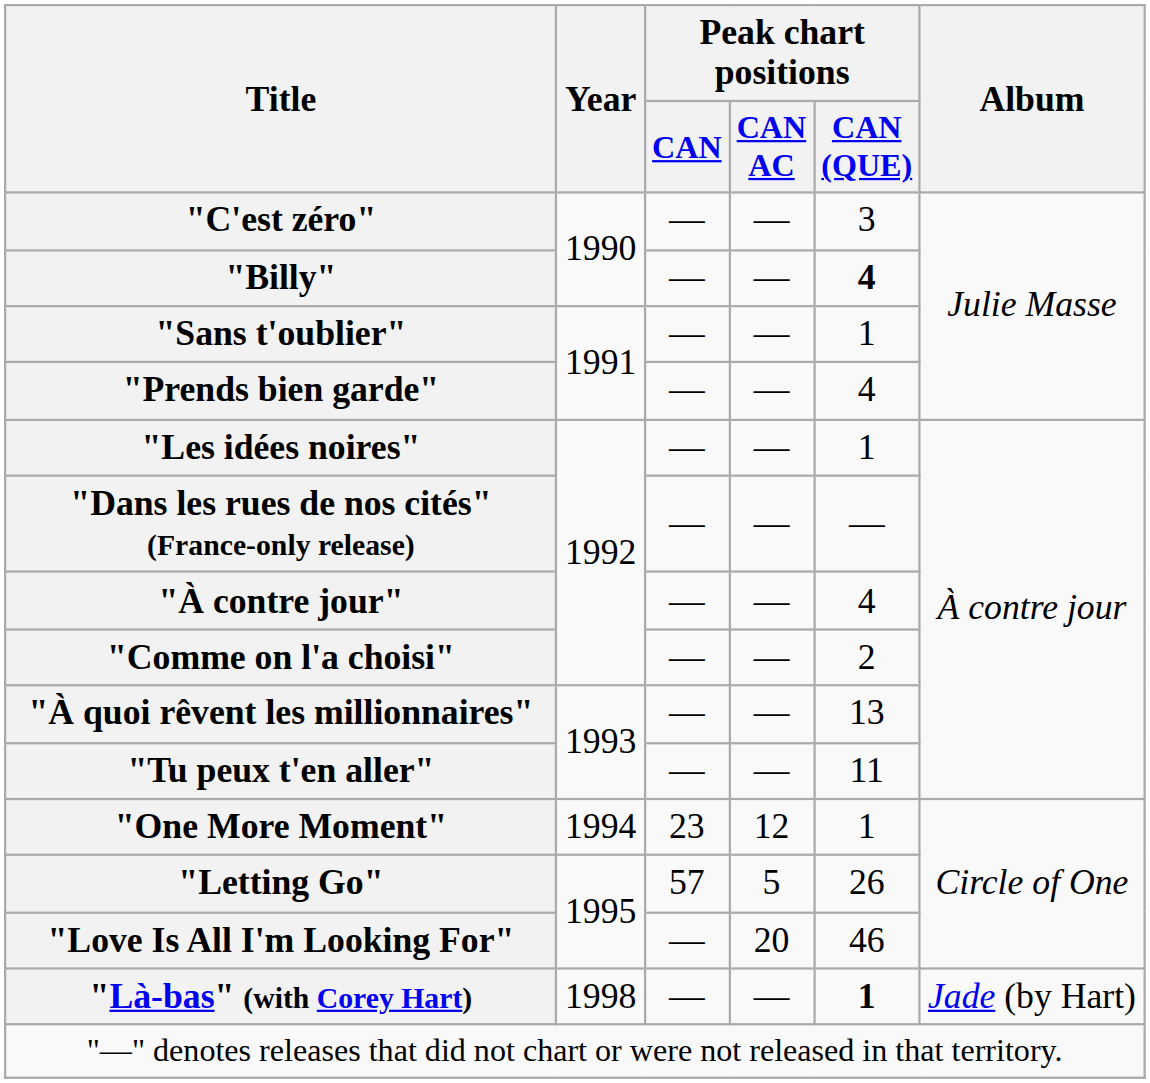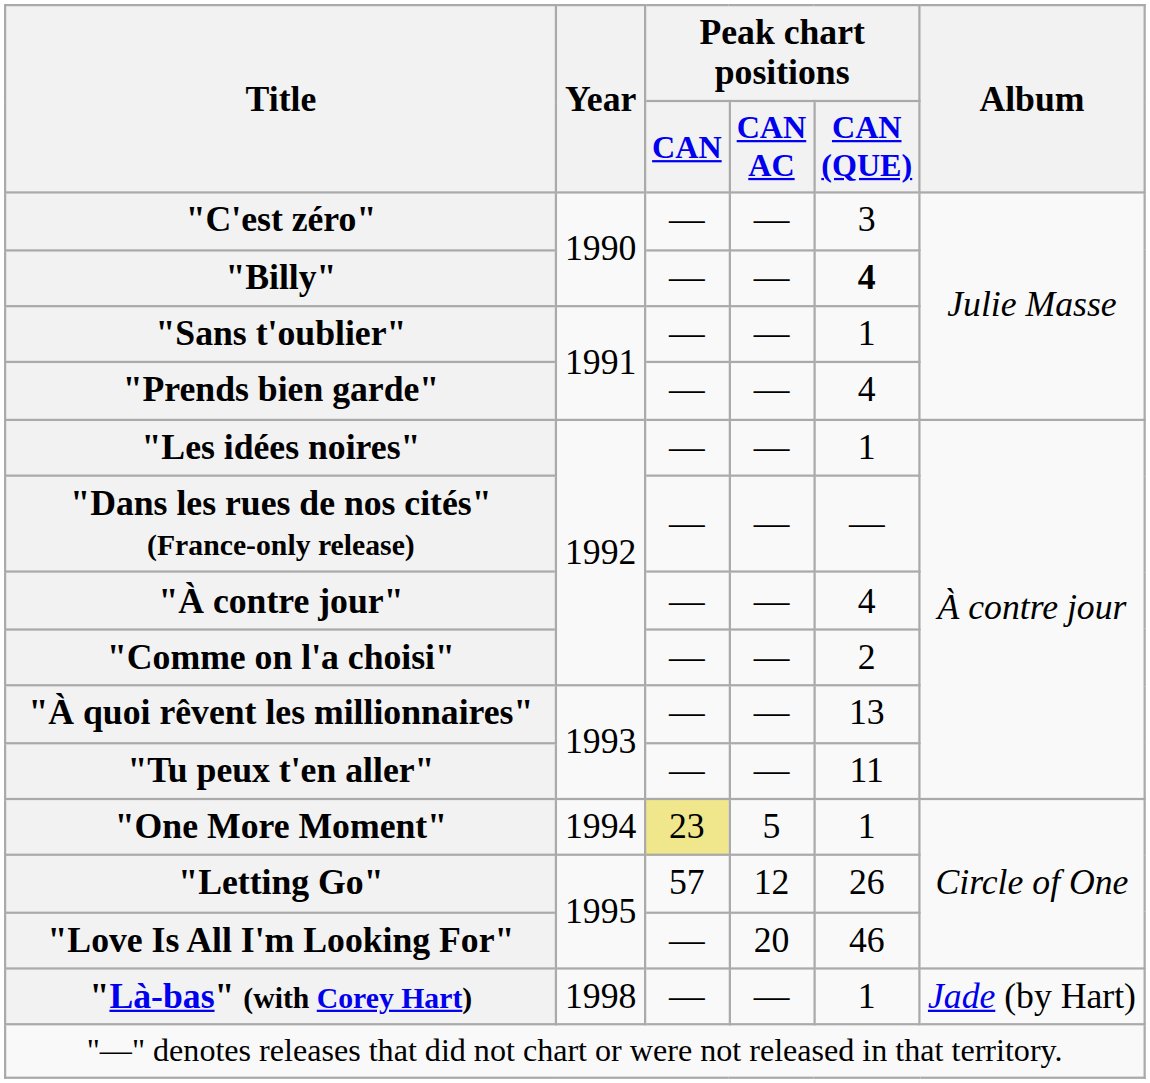(687, 826) no background -> (687, 826) khaki background
(771, 826) 12 -> (771, 826) 5
(771, 882) 5 -> (771, 882) 12
(867, 996) bold -> (867, 996) normal
